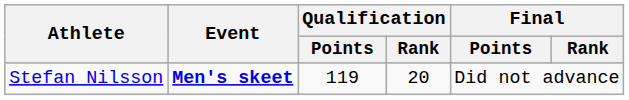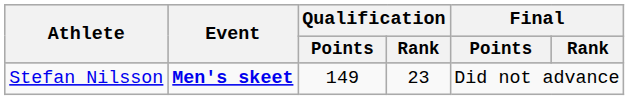(342, 78) 119 -> (342, 78) 149
(418, 78) 20 -> (418, 78) 23
